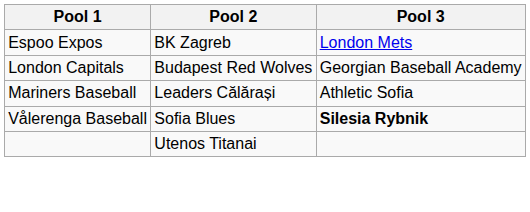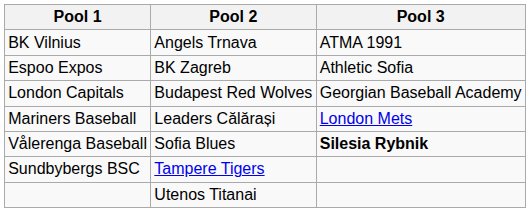+ row: (45, 42)
(366, 42) London Mets -> (366, 67) Athletic Sofia
(366, 93) Athletic Sofia -> (366, 118) London Mets
+ row: (74, 169)
